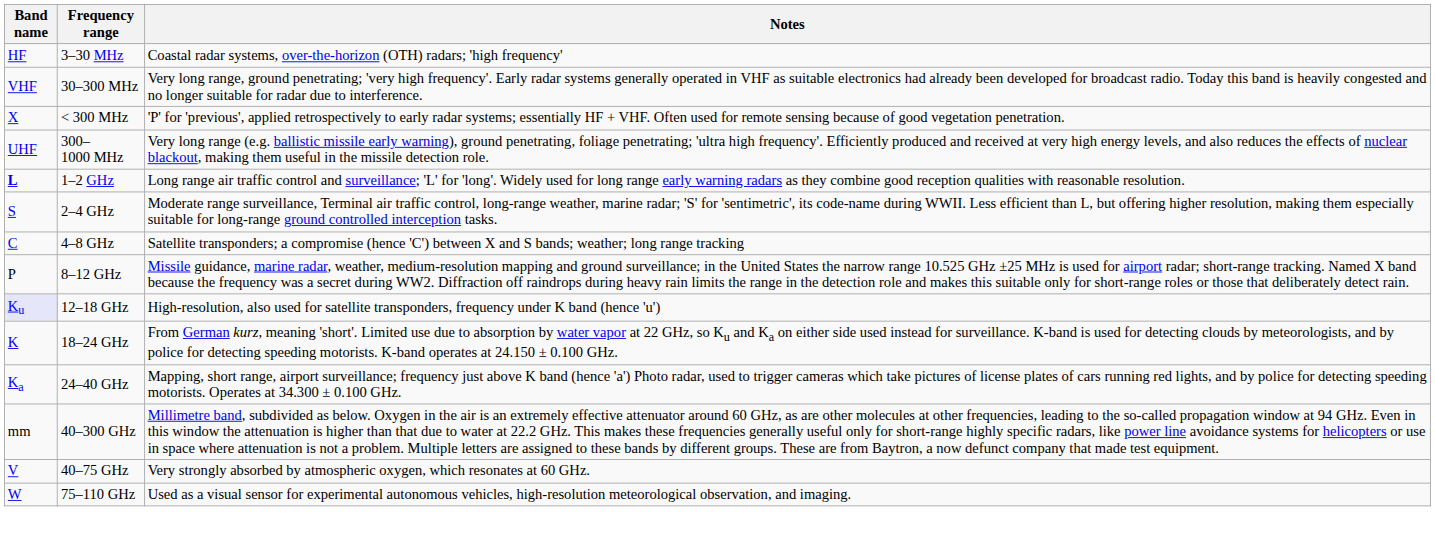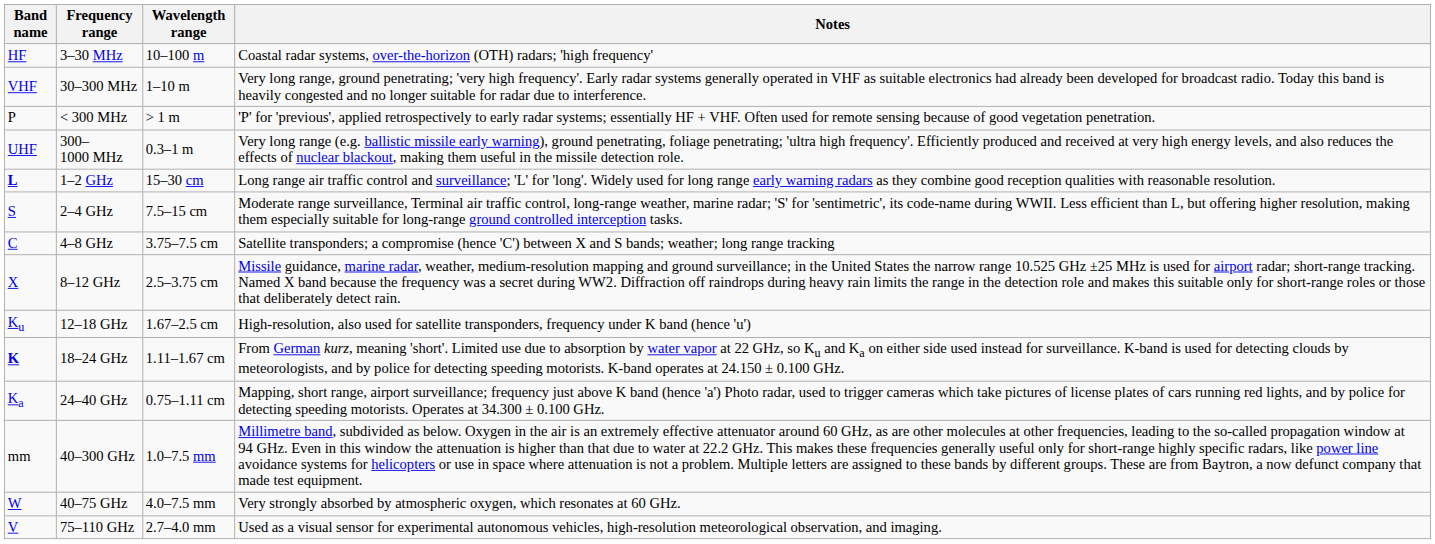+ column: (189, 24)
(13, 118) X -> (12, 118) P
(12, 274) P -> (13, 282) X
(16, 307) lavender background -> (16, 324) no background
(13, 342) normal -> (13, 359) bold
(13, 471) V -> (15, 504) W
(15, 494) W -> (13, 527) V
